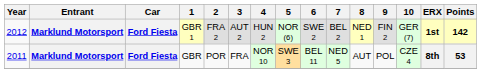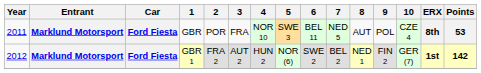rows swapped: (192, 56) <-> (192, 32)
